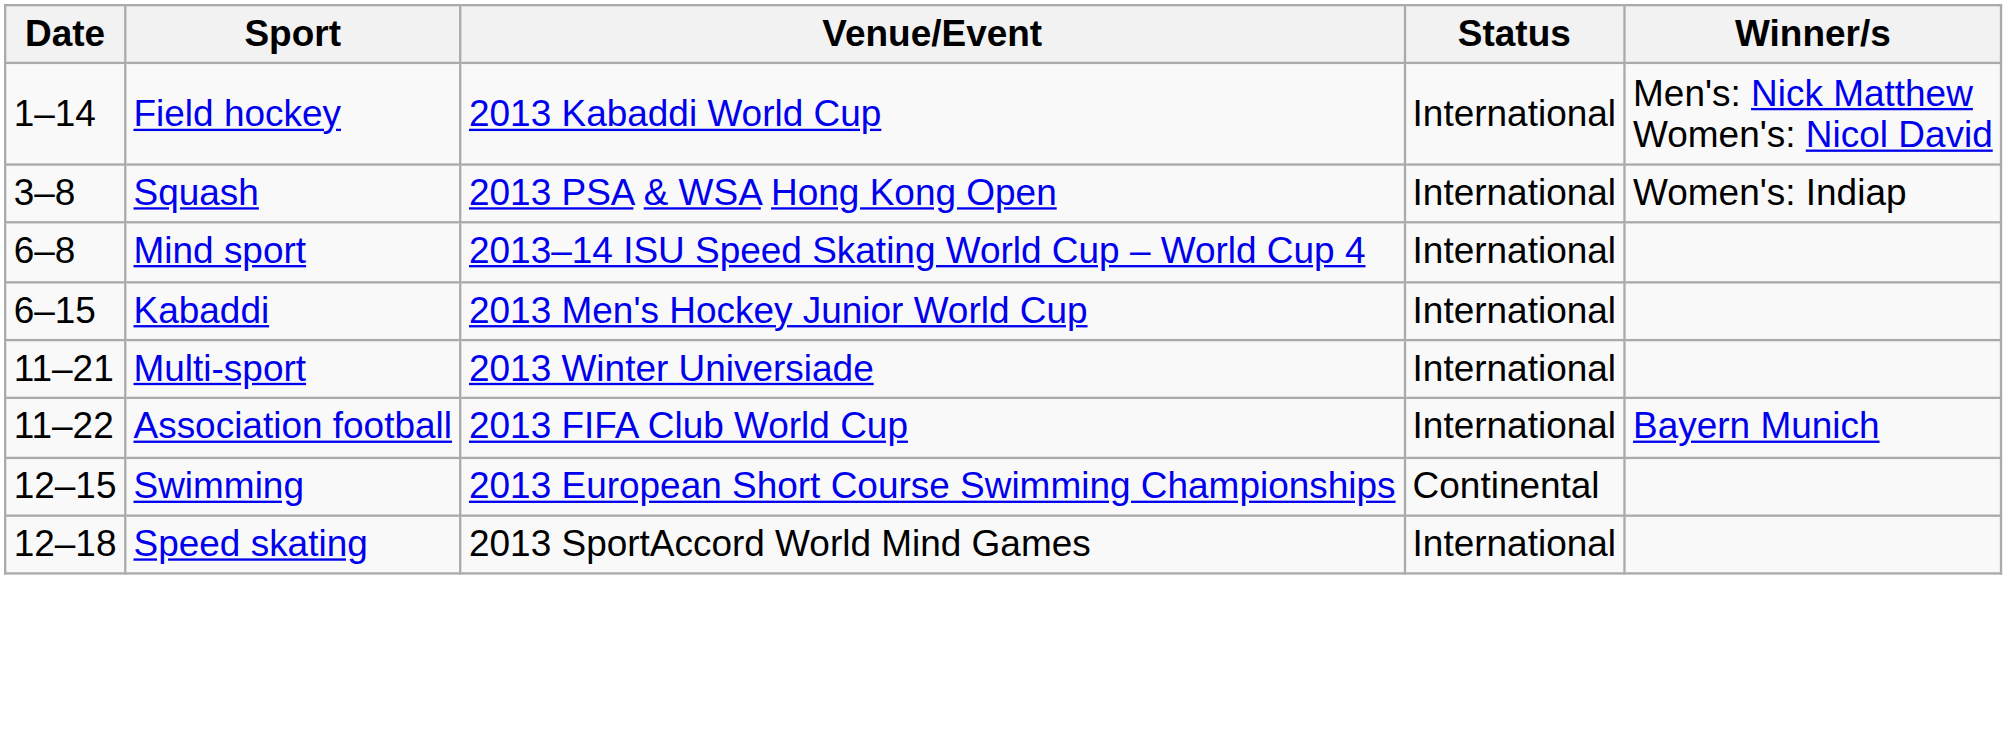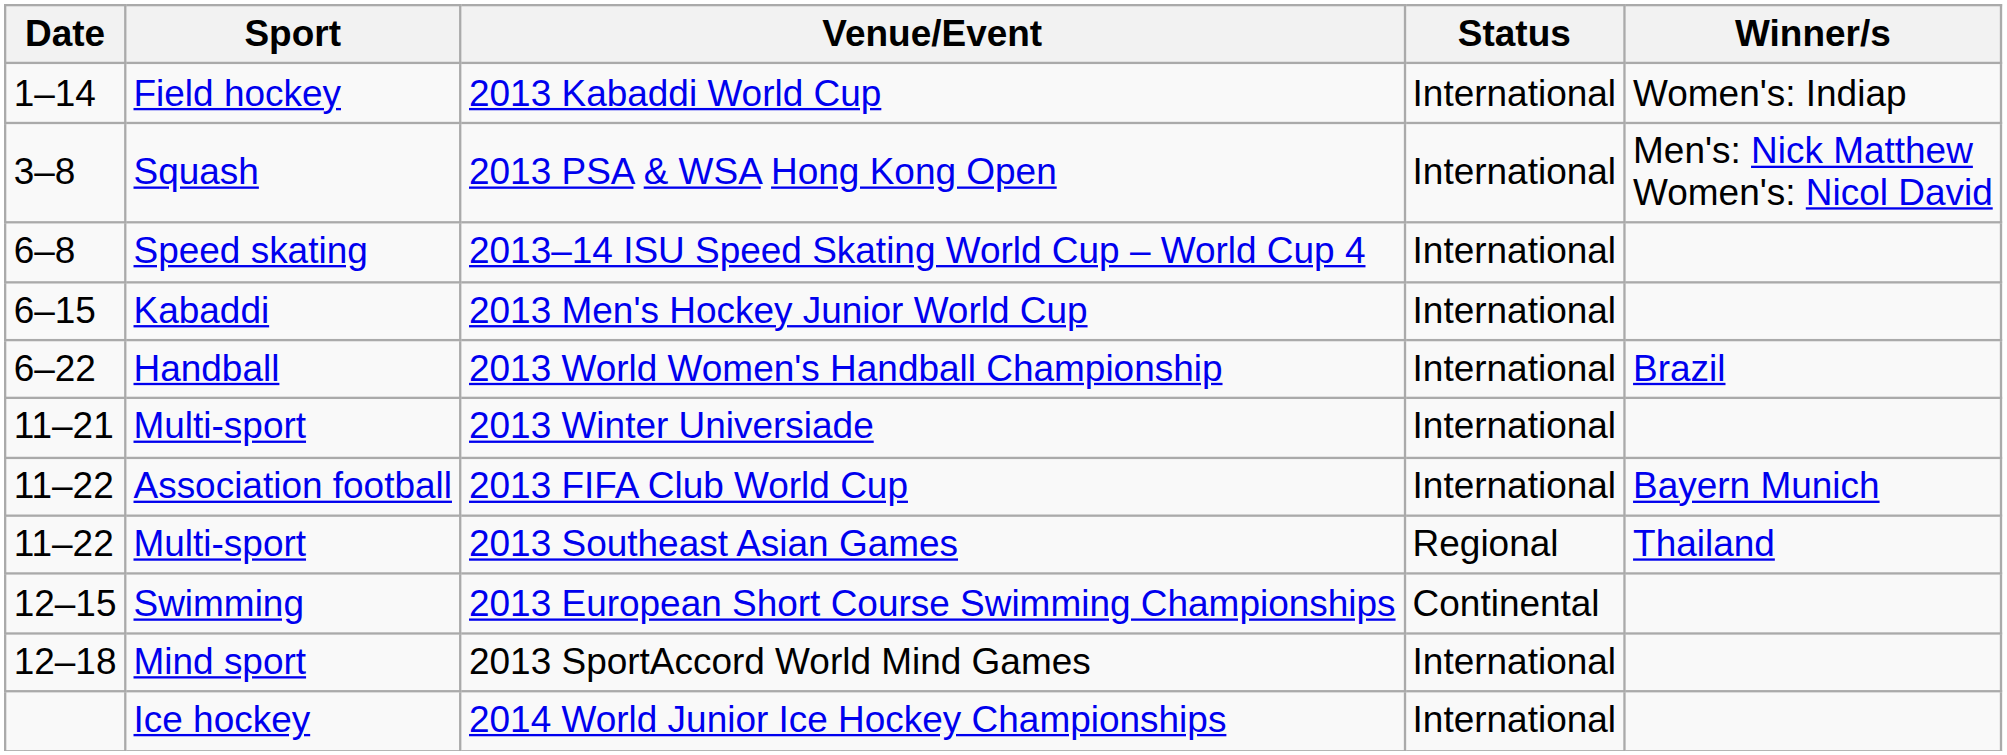(1813, 113) Men's: Nick Matthew Women's: Nicol David -> (1770, 92) Women's: Indiap
(1770, 192) Women's: Indiap -> (1813, 171) Men's: Nick Matthew Women's: Nicol David
(220, 251) Mind sport -> (251, 251) Speed skating
+ row: (846, 368)
+ row: (714, 544)
(251, 544) Speed skating -> (220, 661) Mind sport
+ row: (848, 720)
